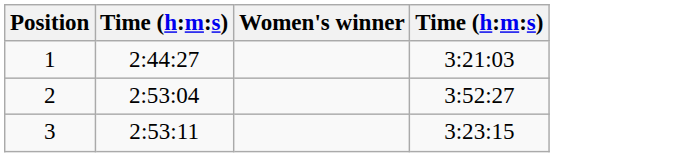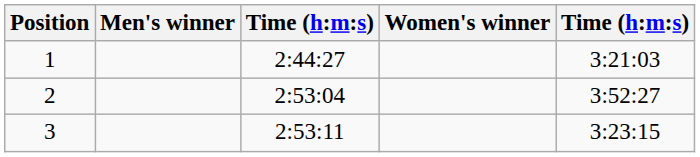+ column: (168, 22)
